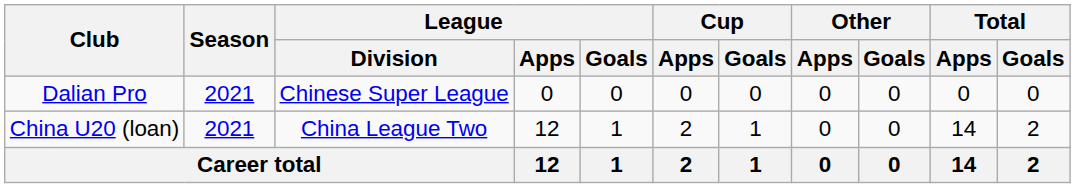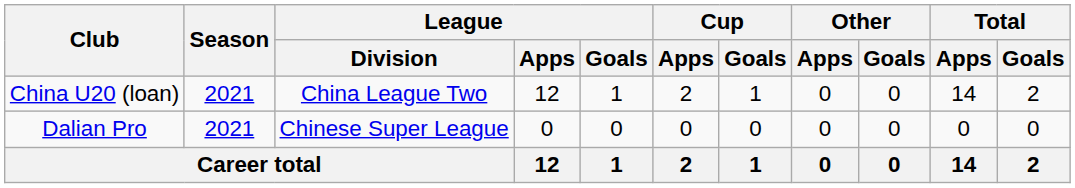rows swapped: (95, 93) <-> (95, 128)
